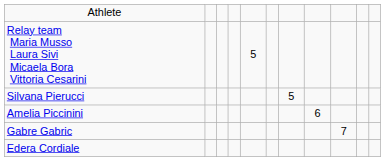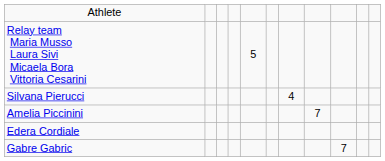(291, 96) 5 -> (291, 96) 4
(318, 113) 6 -> (318, 113) 7
rows swapped: (43, 148) <-> (40, 131)
